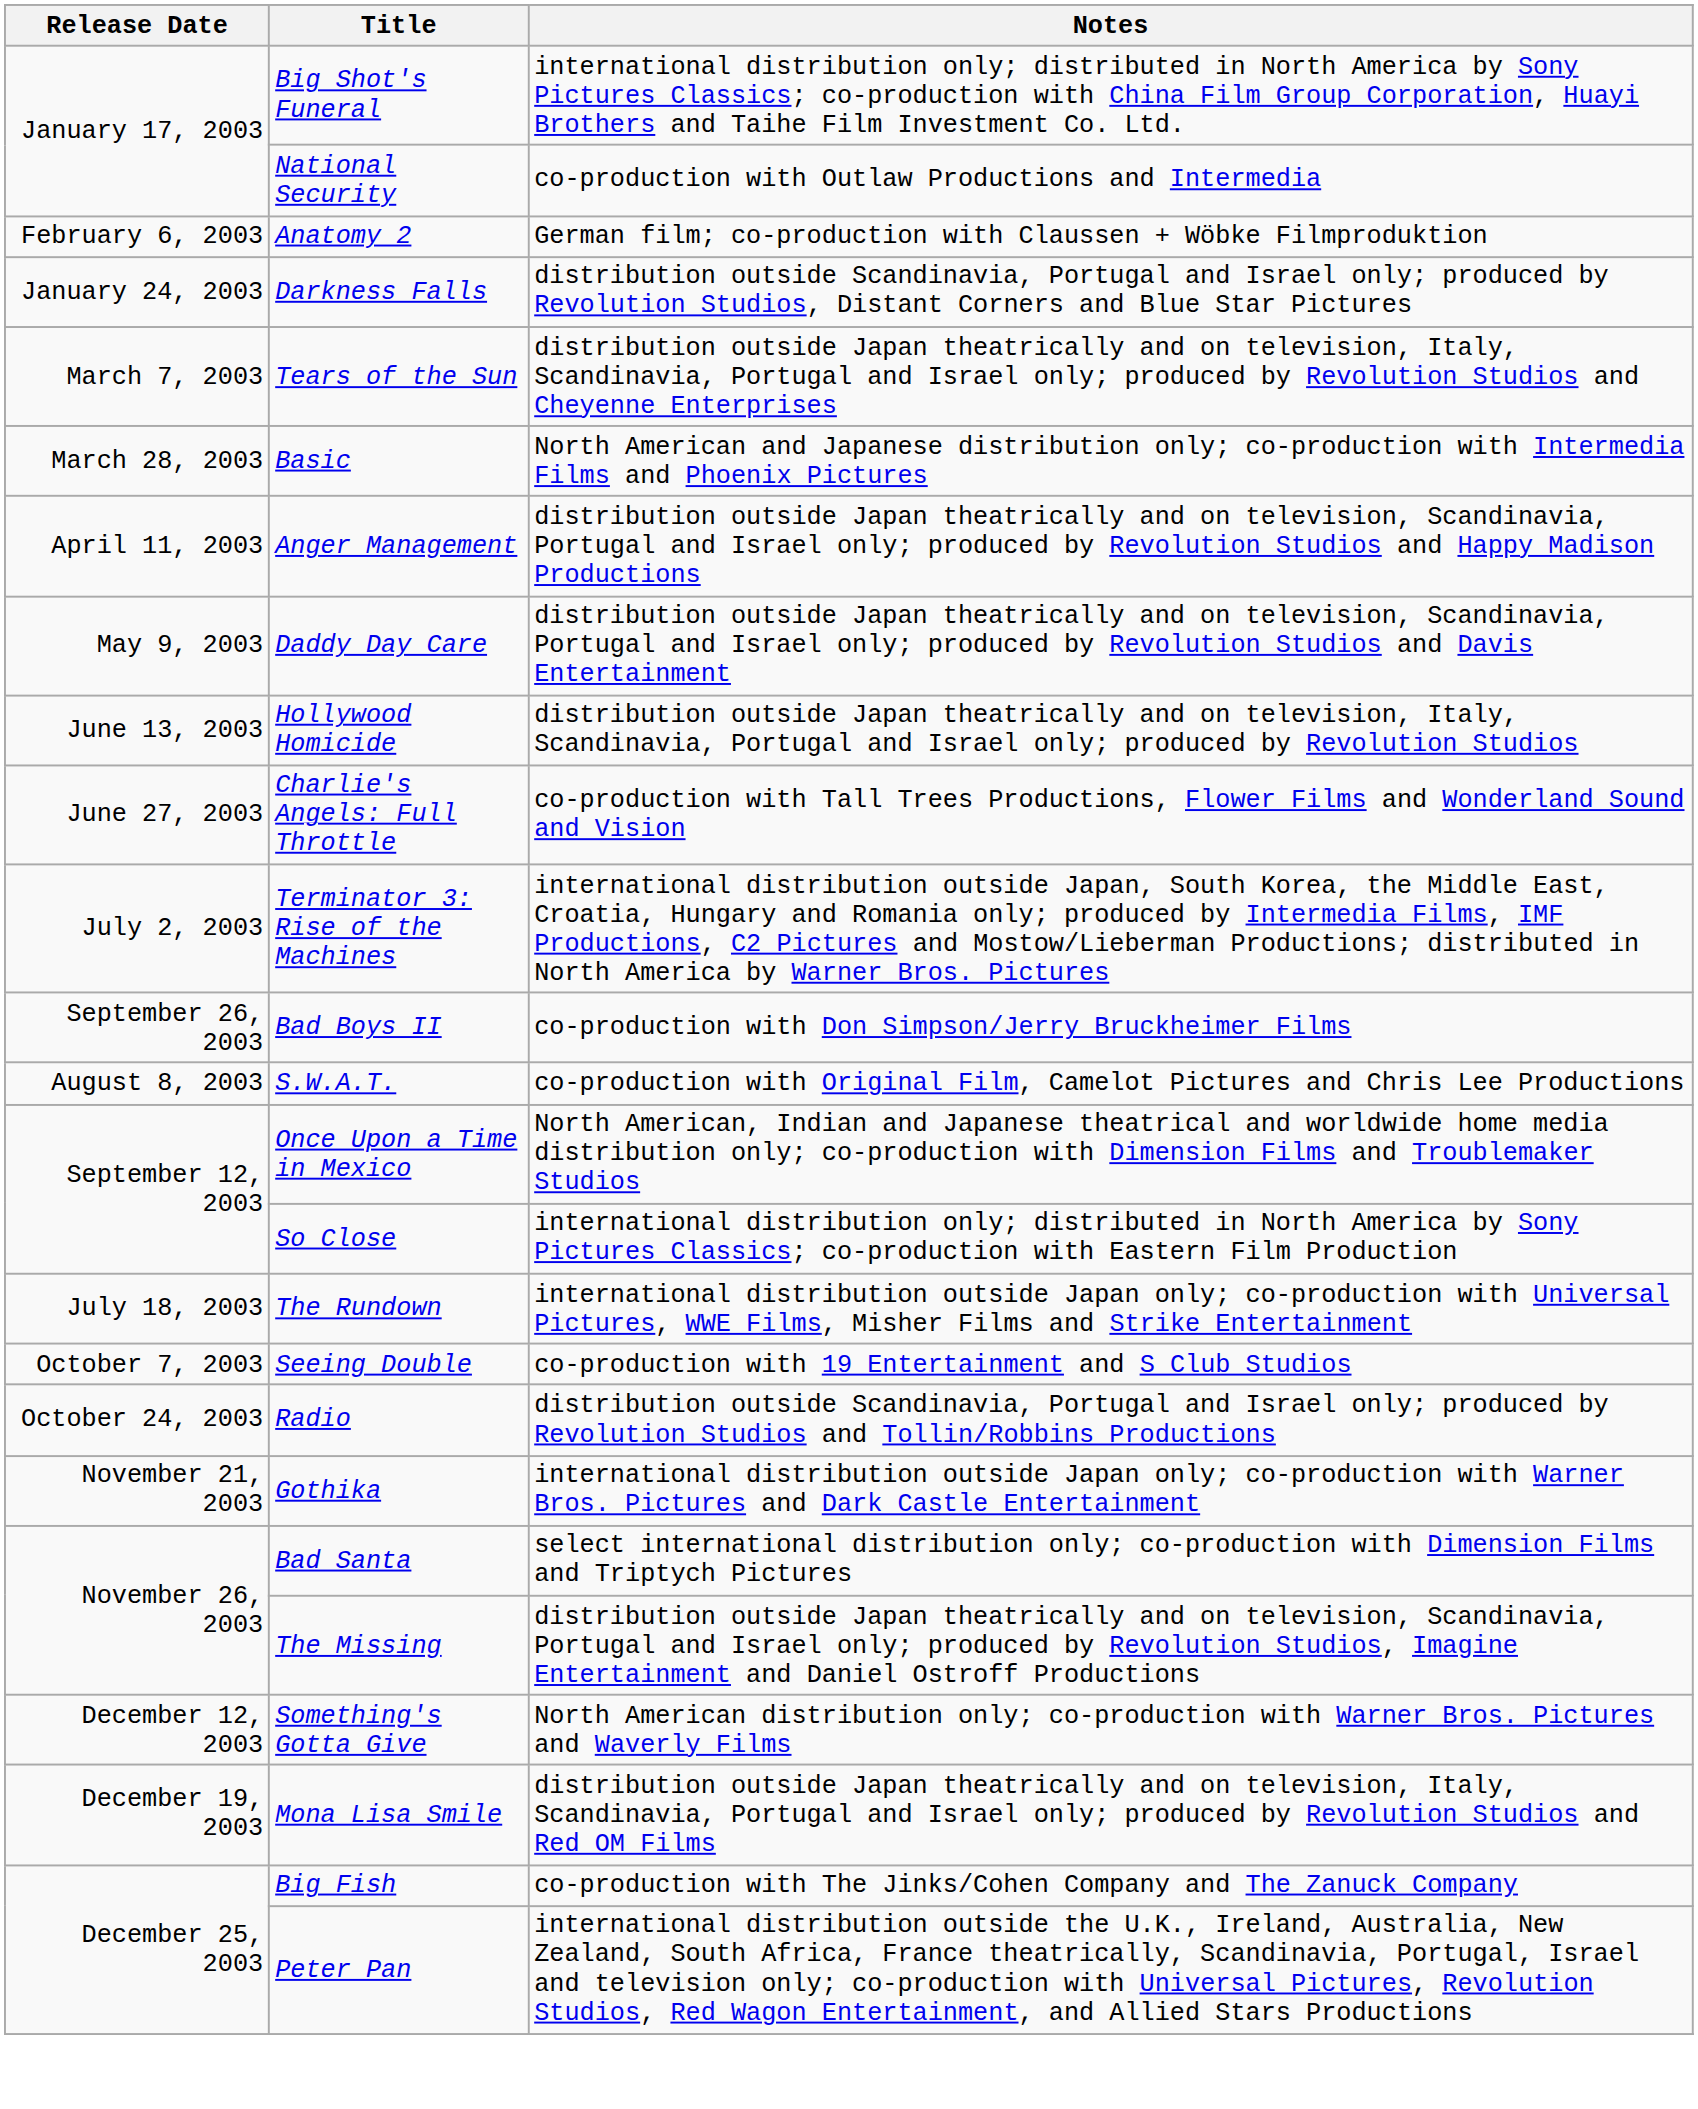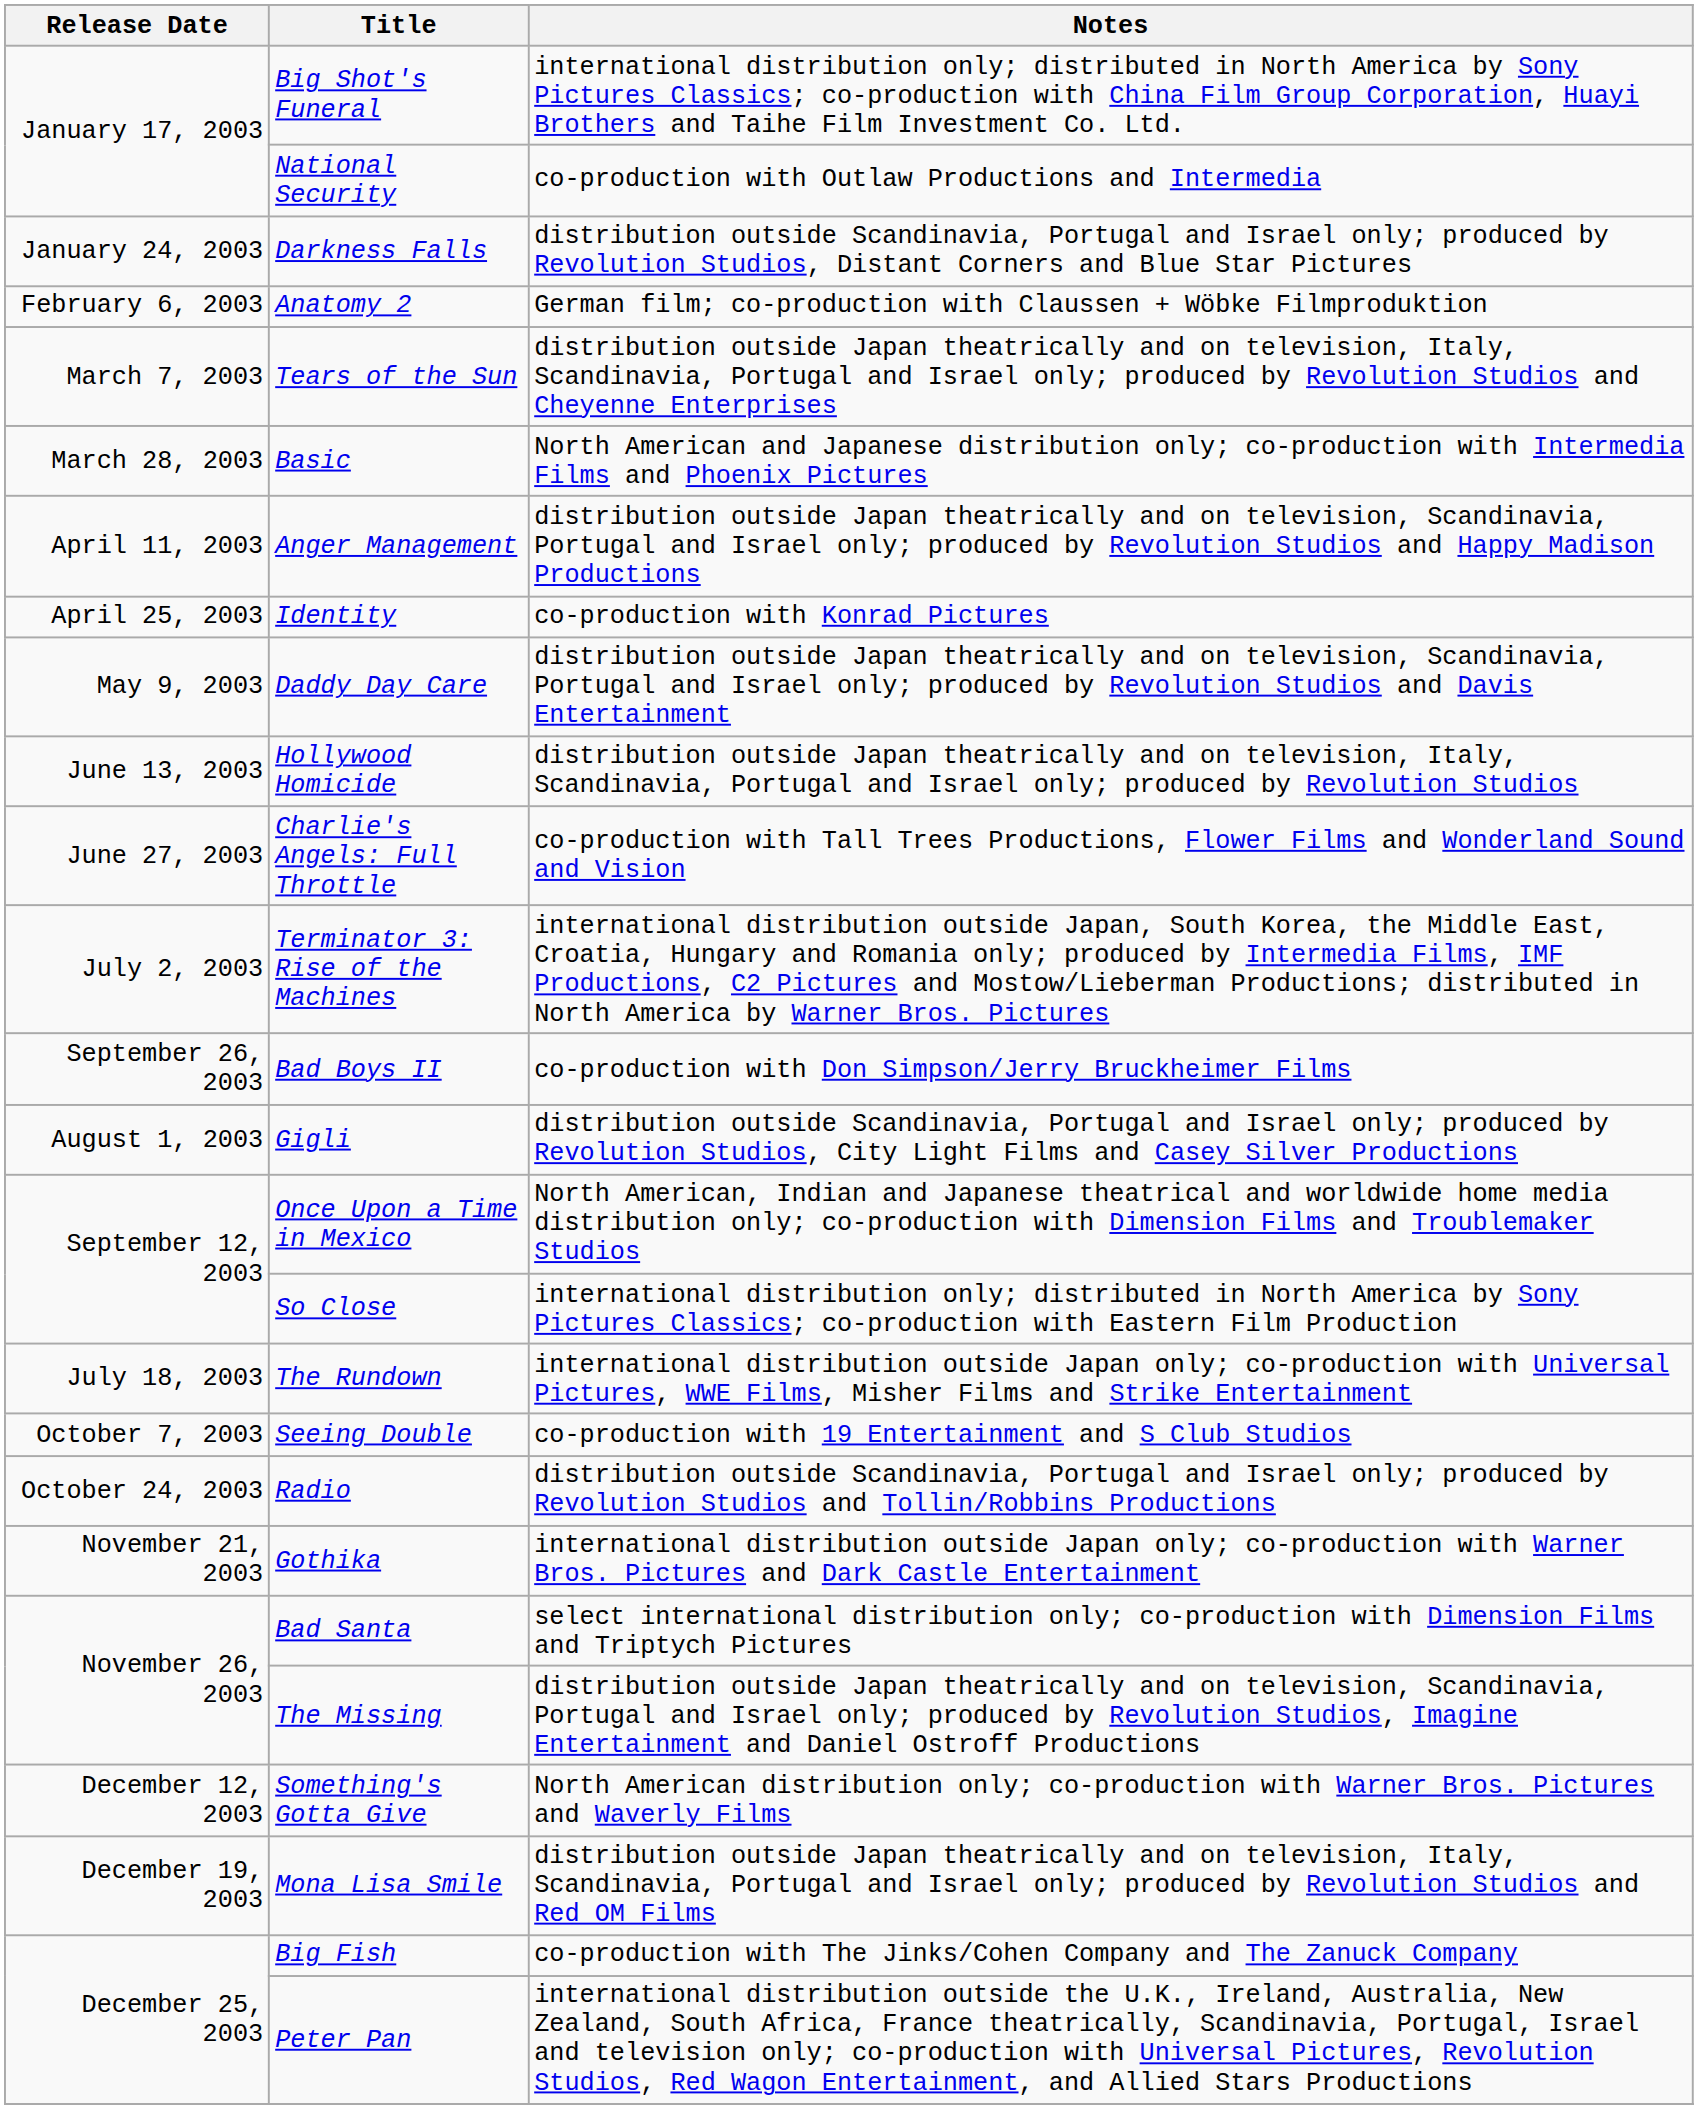rows swapped: (381, 292) <-> (343, 236)
+ row: (336, 616)
+ row: (313, 1139)
- row: (336, 1084)
